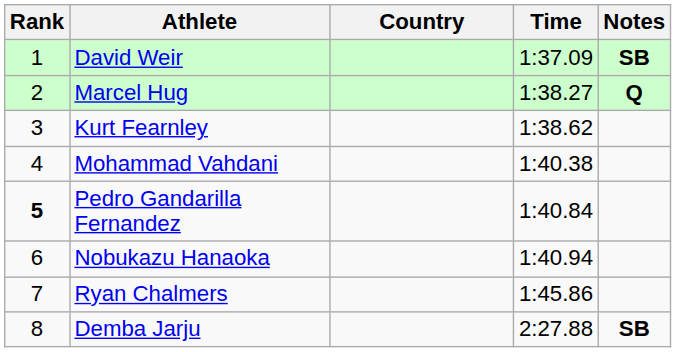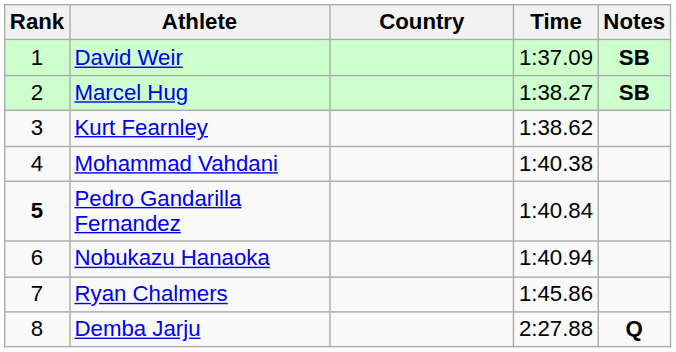(634, 92) Q -> (634, 92) SB
(634, 329) SB -> (634, 329) Q
